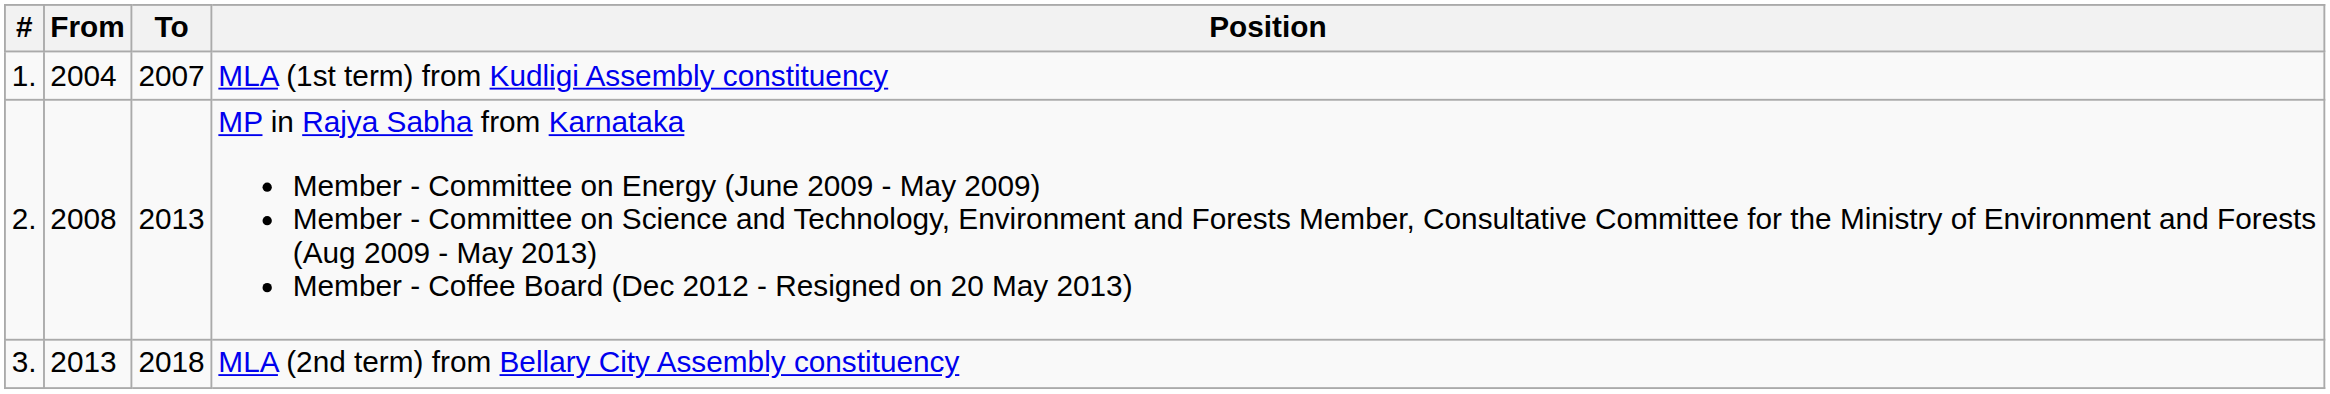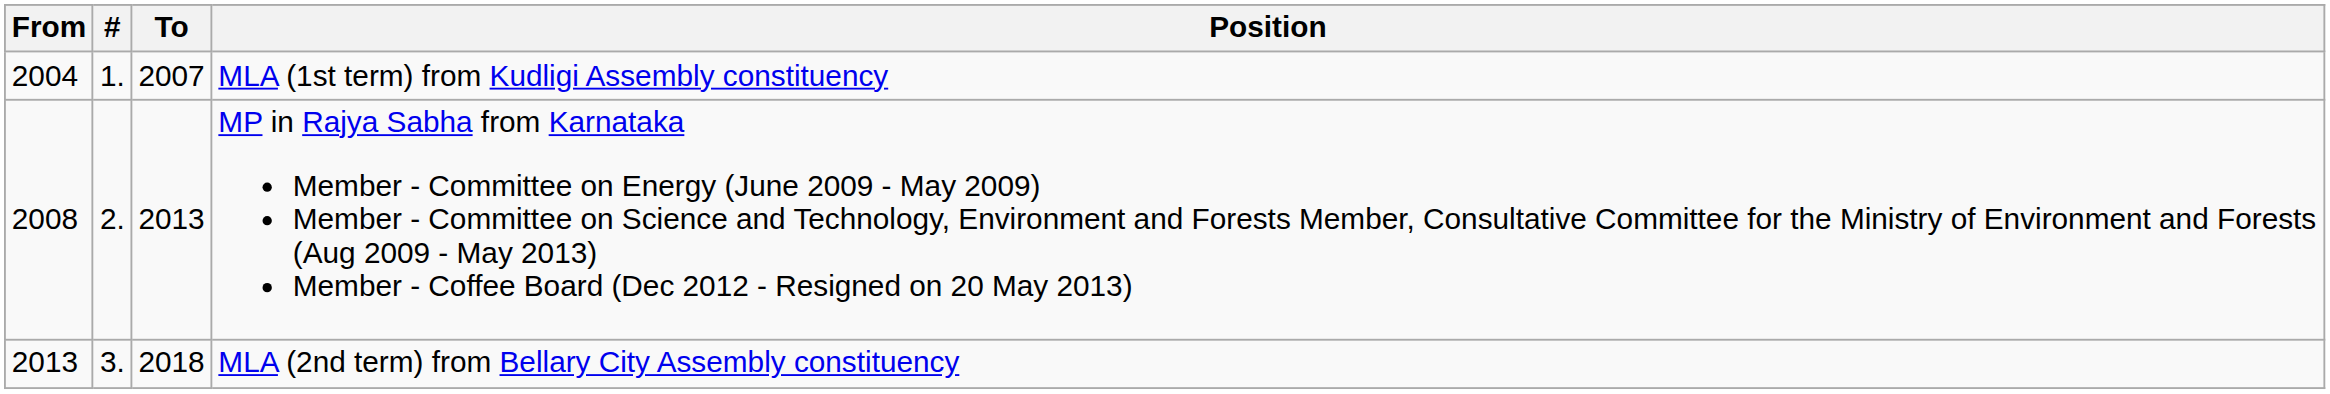columns swapped: (24, 28) <-> (88, 28)
